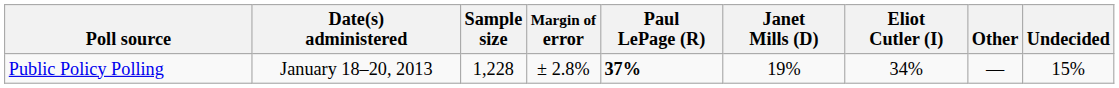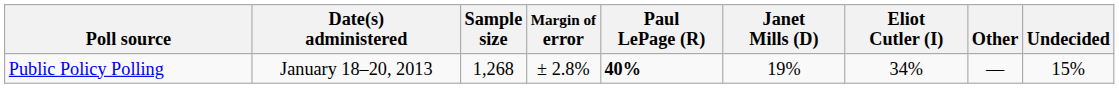(493, 68) 1,228 -> (493, 68) 1,268
(623, 68) 37% -> (623, 68) 40%
